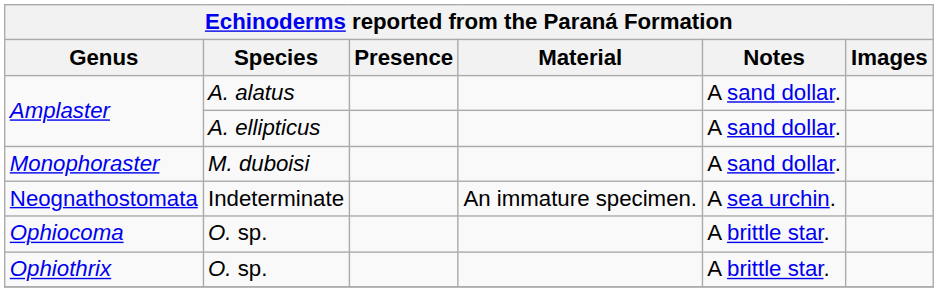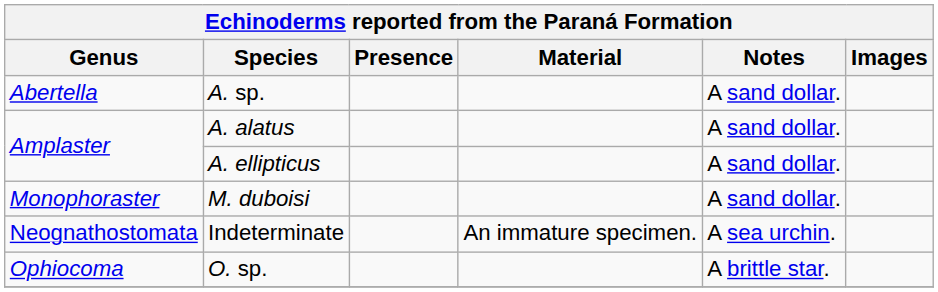+ row: (54, 92)
- row: (61, 269)
